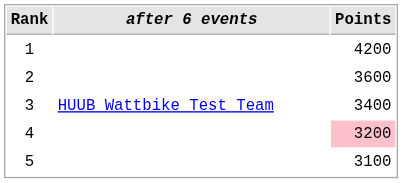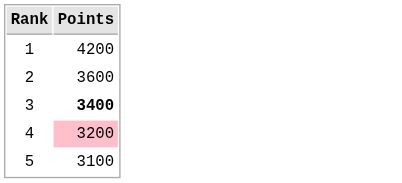- column: (192, 20)
(373, 106) normal -> (95, 106) bold
